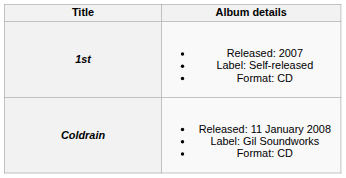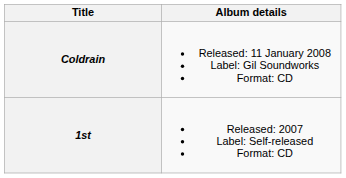rows swapped: (83, 59) <-> (83, 135)
